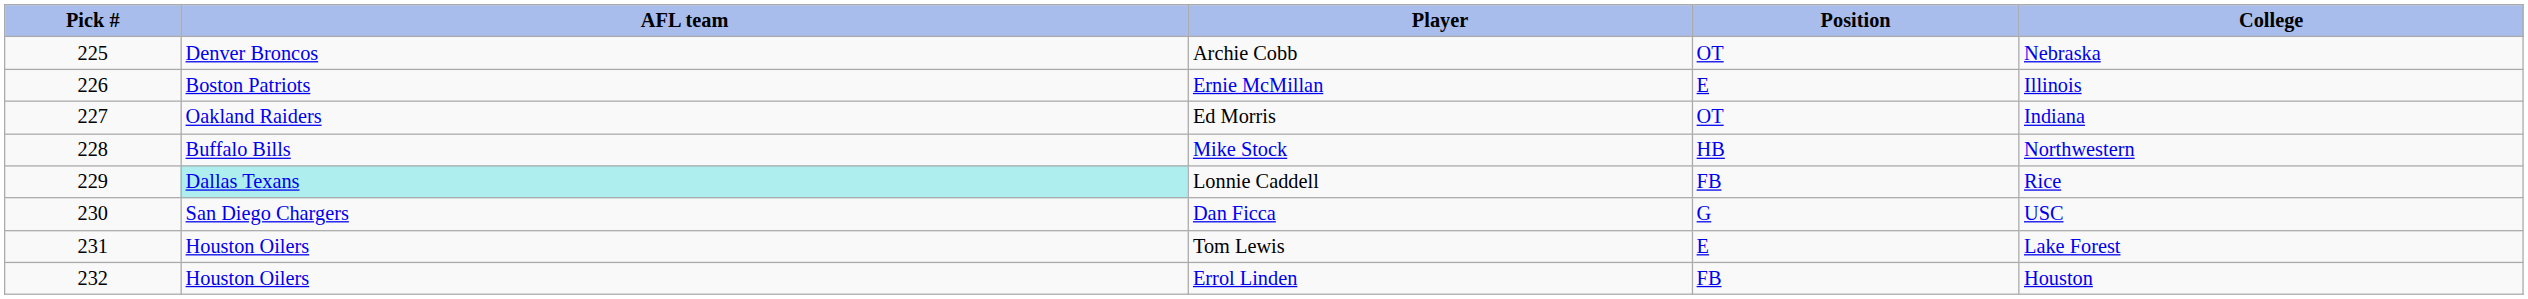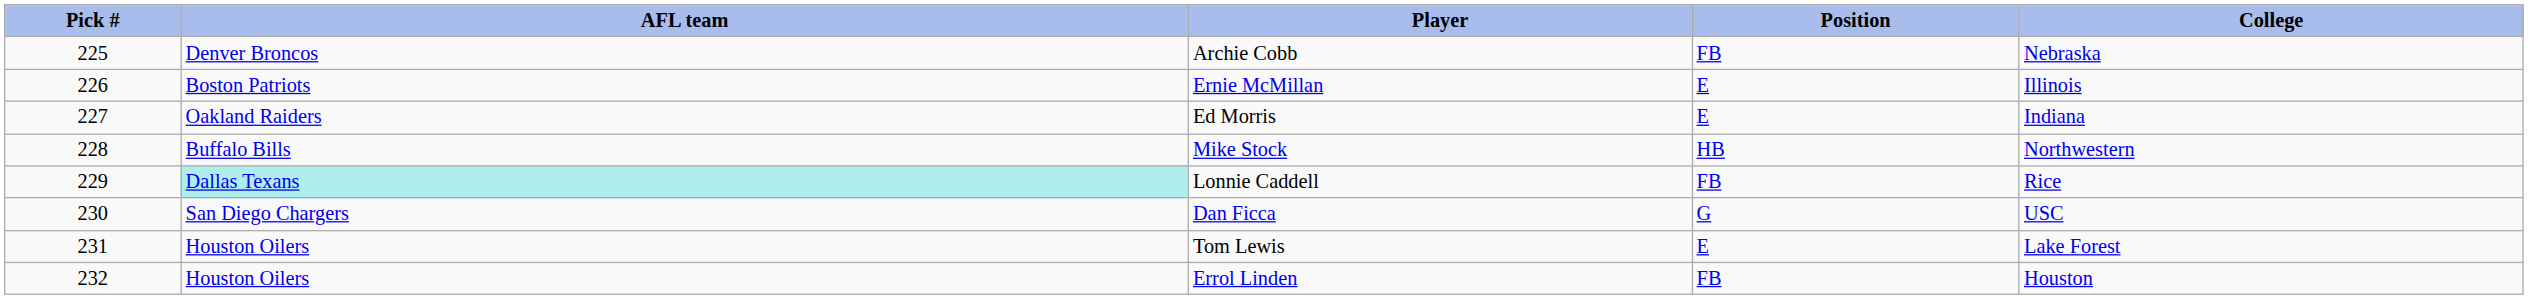(1710, 52) OT -> (1709, 52) FB
(1710, 117) OT -> (1703, 117) E
